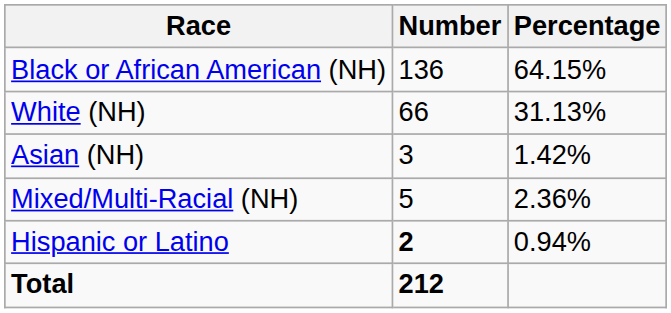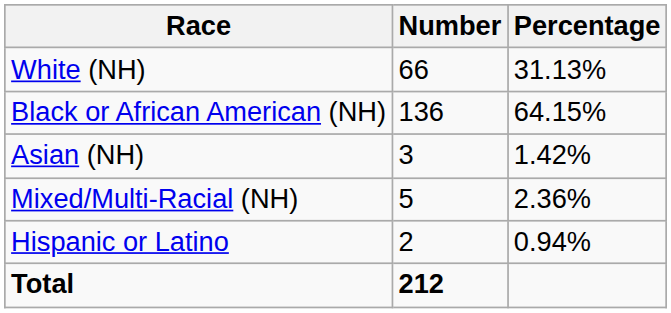rows swapped: (78, 112) <-> (199, 69)
(406, 241) bold -> (406, 241) normal
